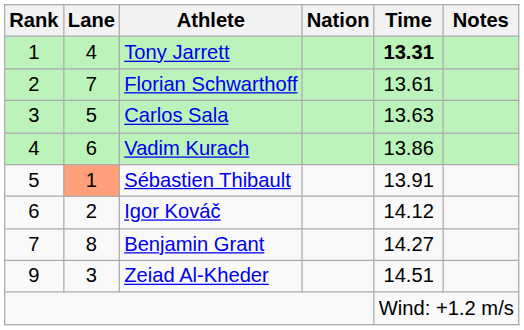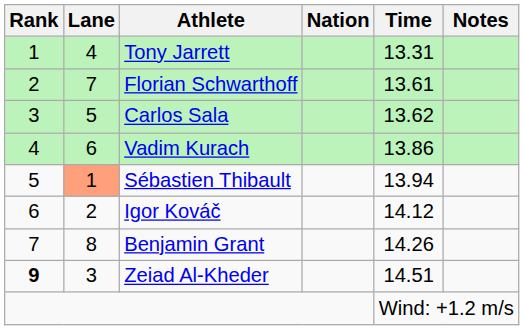(409, 52) bold -> (409, 52) normal
(409, 116) 13.63 -> (409, 116) 13.62
(409, 180) 13.91 -> (409, 180) 13.94
(409, 244) 14.27 -> (409, 244) 14.26
(34, 276) normal -> (34, 276) bold
